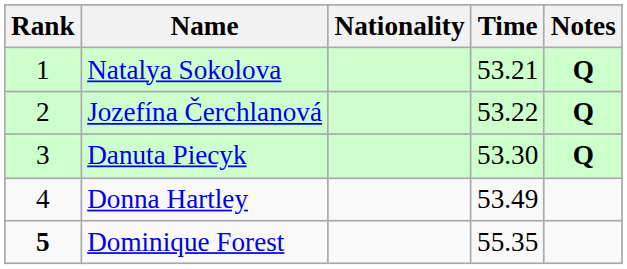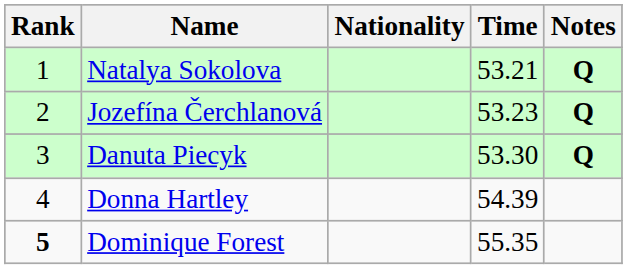(508, 112) 53.22 -> (508, 112) 53.23
(508, 198) 53.49 -> (508, 198) 54.39
